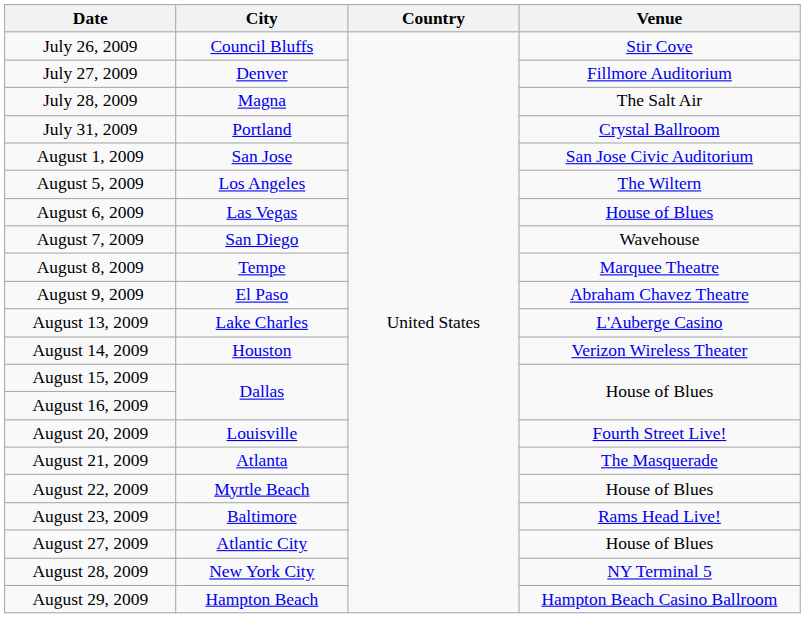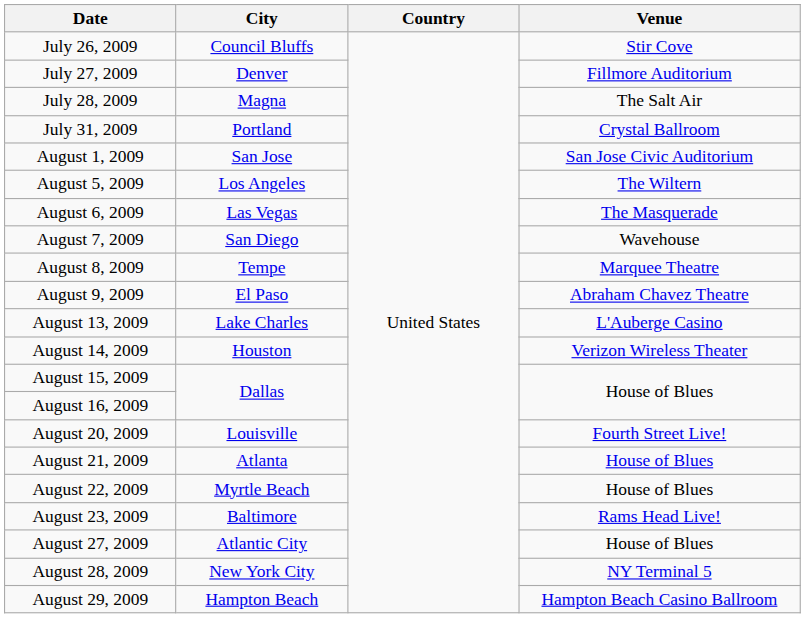(659, 211) House of Blues -> (659, 211) The Masquerade
(659, 460) The Masquerade -> (659, 460) House of Blues
